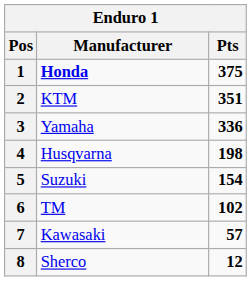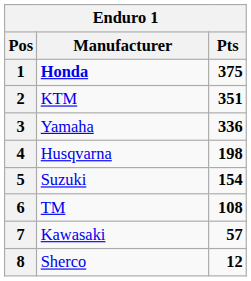(230, 207) 102 -> (230, 207) 108
